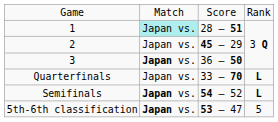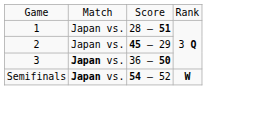(169, 29) paleturquoise background -> (98, 29) no background
- row: (72, 77)
(259, 93) L -> (187, 77) W
- row: (72, 109)
